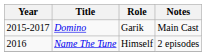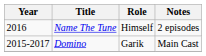rows swapped: (70, 28) <-> (85, 43)
